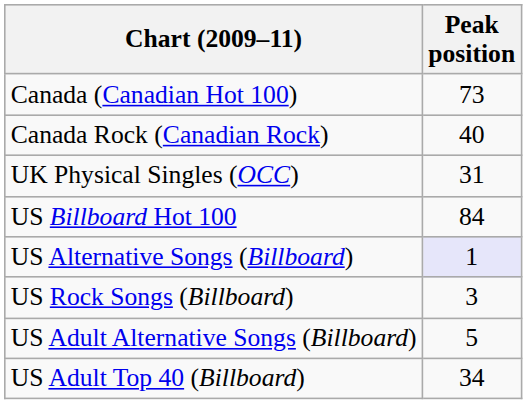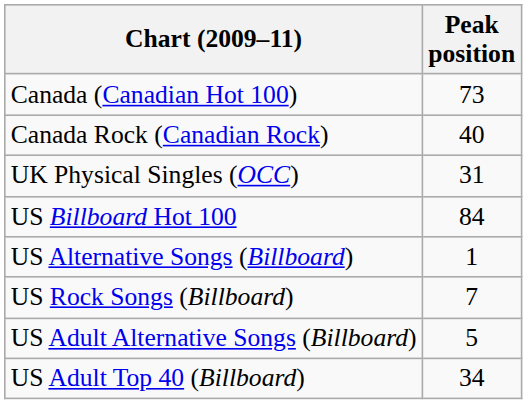(472, 256) lavender background -> (472, 256) no background
(472, 297) 3 -> (472, 297) 7
